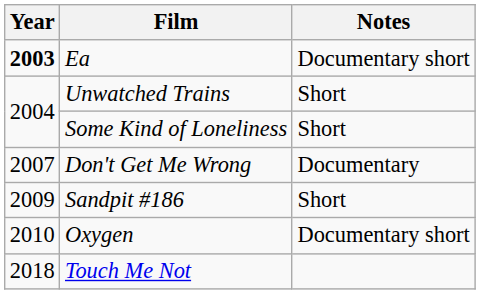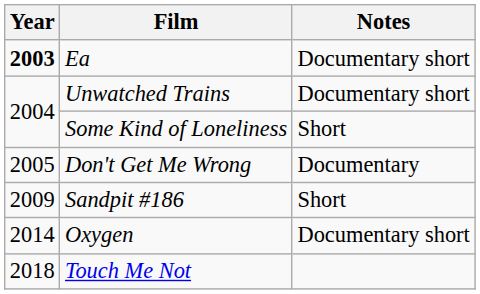(322, 93) Short -> (384, 93) Documentary short
(32, 164) 2007 -> (32, 164) 2005
(32, 235) 2010 -> (32, 235) 2014
